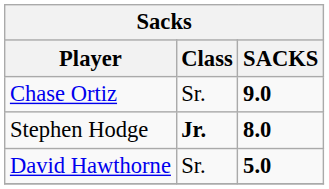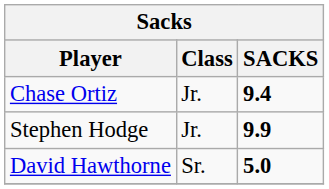(194, 93) Sr. -> (192, 93) Jr.
(257, 93) 9.0 -> (257, 93) 9.4
(194, 129) bold -> (192, 129) normal
(257, 129) 8.0 -> (257, 129) 9.9
